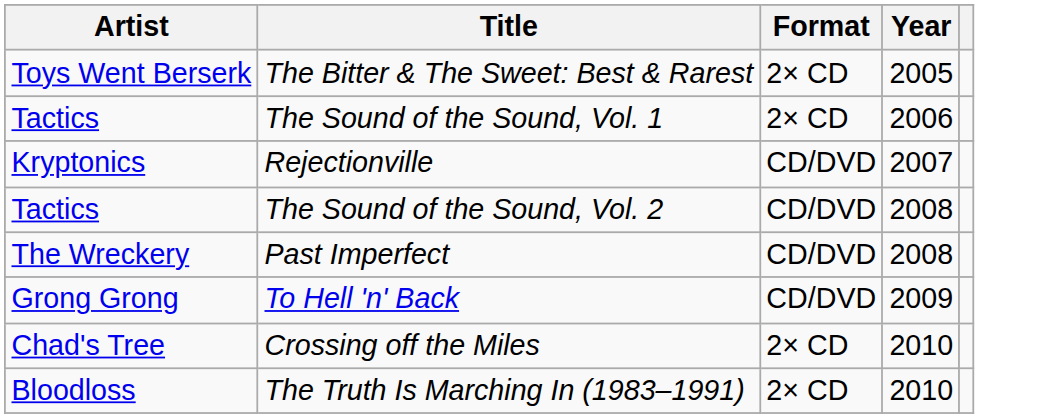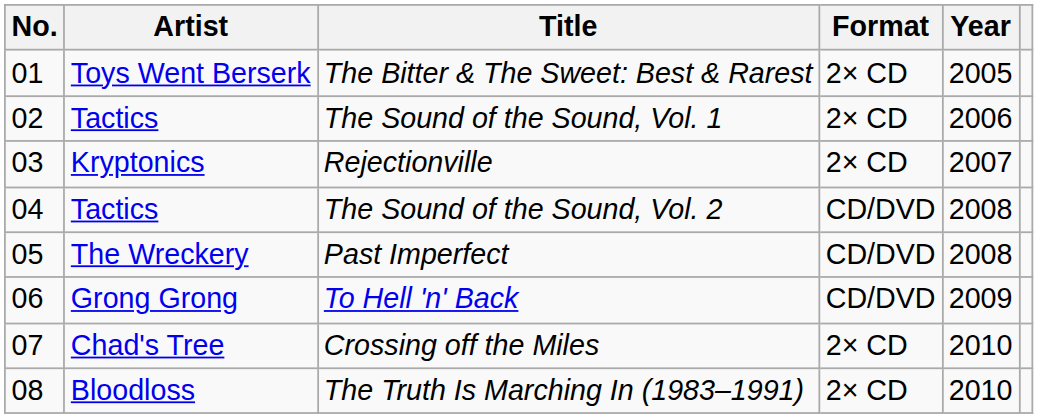+ column: (35, 27)
(821, 163) CD/DVD -> (867, 163) 2× CD
